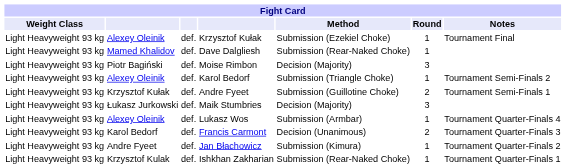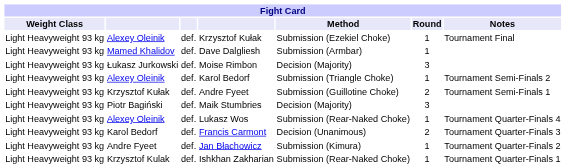(343, 51) Submission (Rear-Naked Choke) -> (319, 51) Submission (Armbar)
(135, 64) Piotr Bagiński -> (143, 64) Łukasz Jurkowski
(143, 105) Łukasz Jurkowski -> (135, 105) Piotr Bagiński
(319, 118) Submission (Armbar) -> (343, 118) Submission (Rear-Naked Choke)
